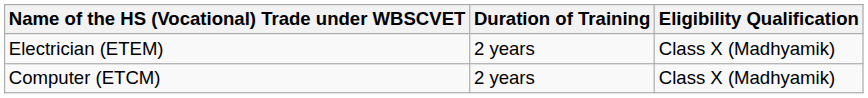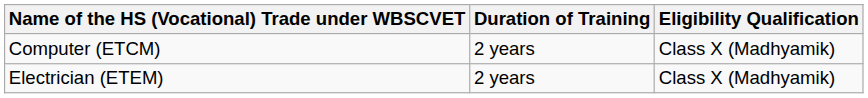rows swapped: (85, 78) <-> (86, 48)
